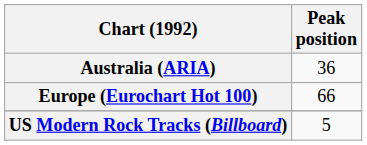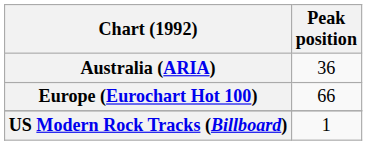(326, 125) 5 -> (326, 125) 1
